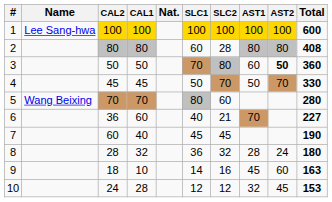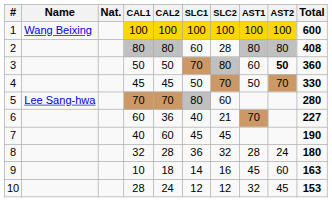columns swapped: (169, 13) <-> (113, 13)
(60, 30) Lee Sang-hwa -> (58, 30) Wang Beixing
(58, 100) Wang Beixing -> (60, 100) Lee Sang-hwa
